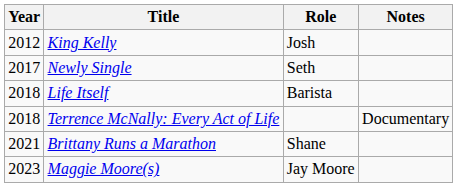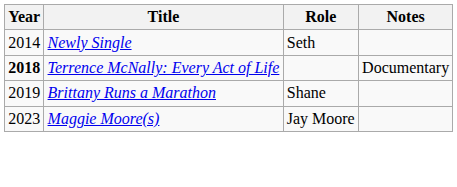- row: (82, 42)
(24, 67) 2017 -> (24, 42) 2014
- row: (78, 93)
(24, 118) normal -> (24, 67) bold
(24, 144) 2021 -> (24, 93) 2019
